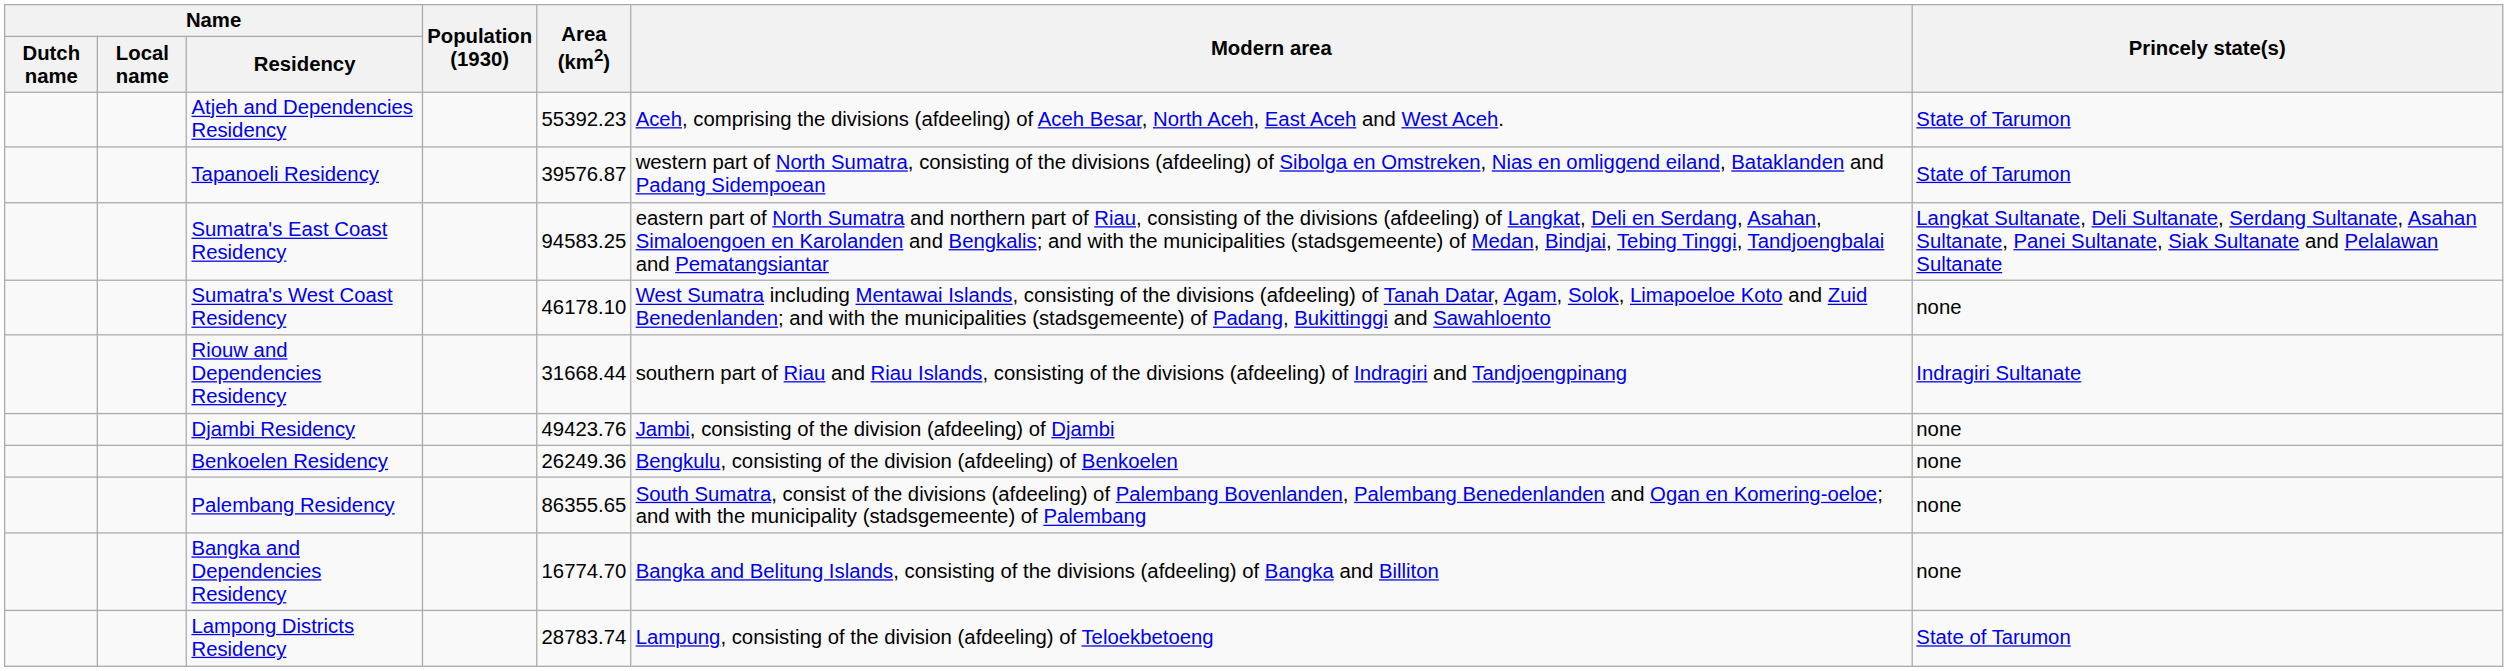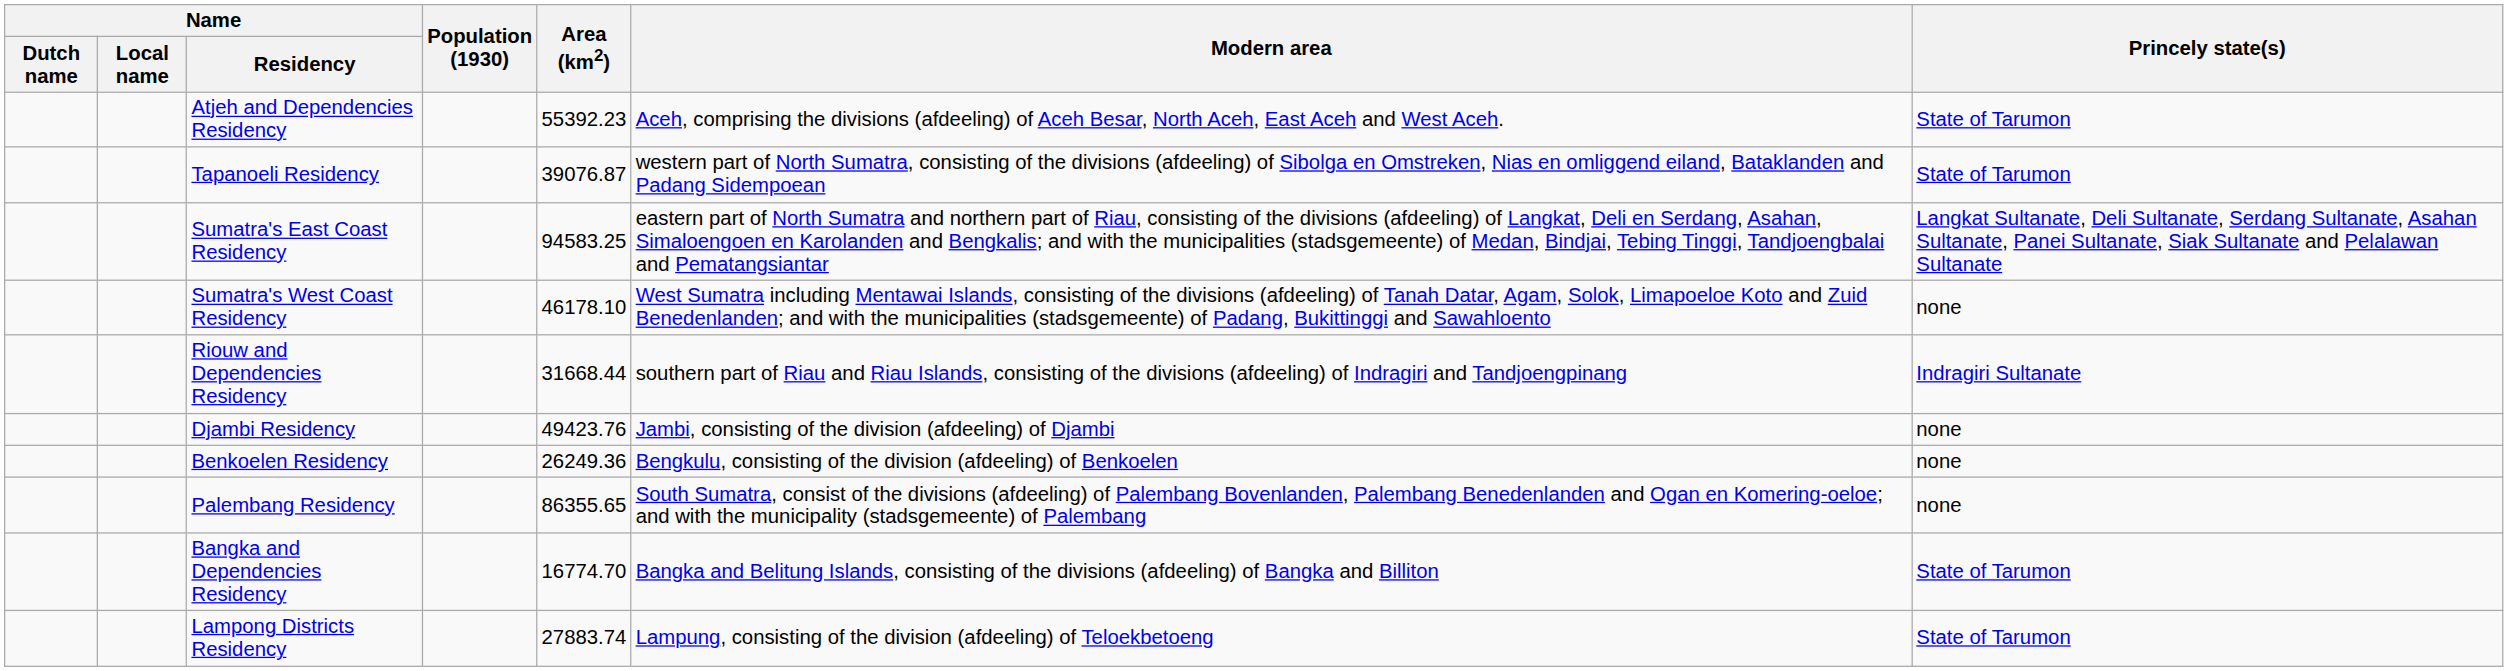(584, 174) 39576.87 -> (584, 174) 39076.87
(1939, 571) none -> (1994, 571) State of Tarumon
(584, 637) 28783.74 -> (584, 637) 27883.74
